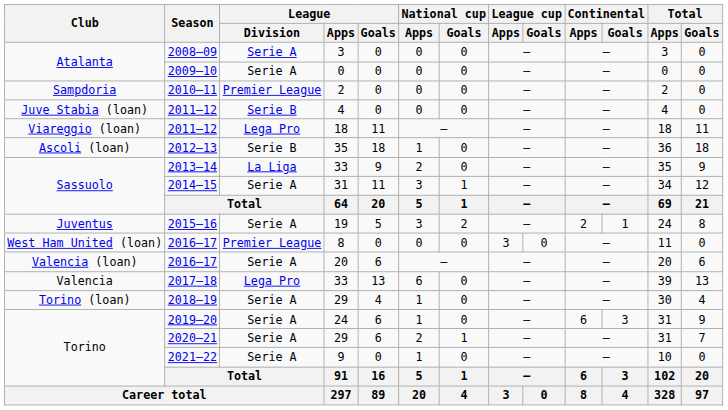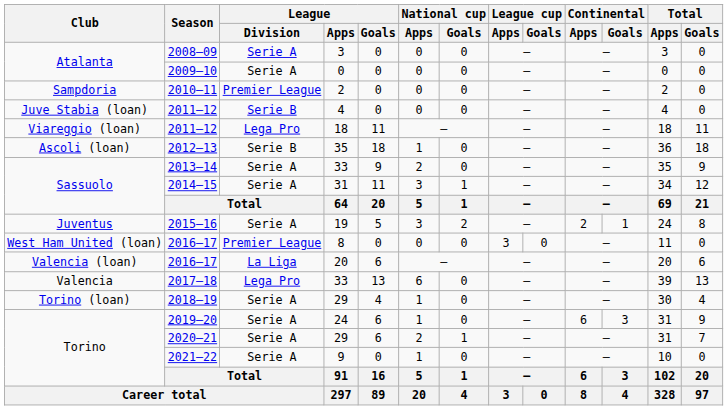(272, 167) La Liga -> (272, 167) Serie A
(272, 262) Serie A -> (272, 262) La Liga
